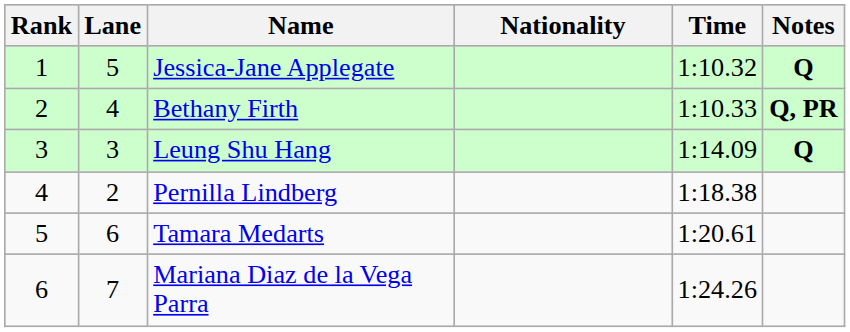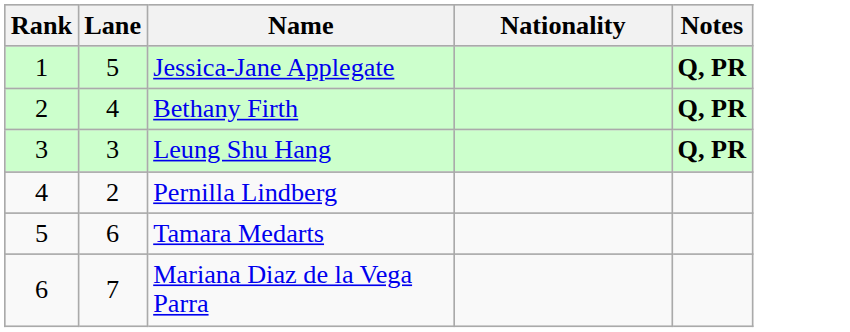- column: (717, 25)
(803, 66) Q -> (712, 66) Q, PR
(803, 150) Q -> (712, 150) Q, PR
